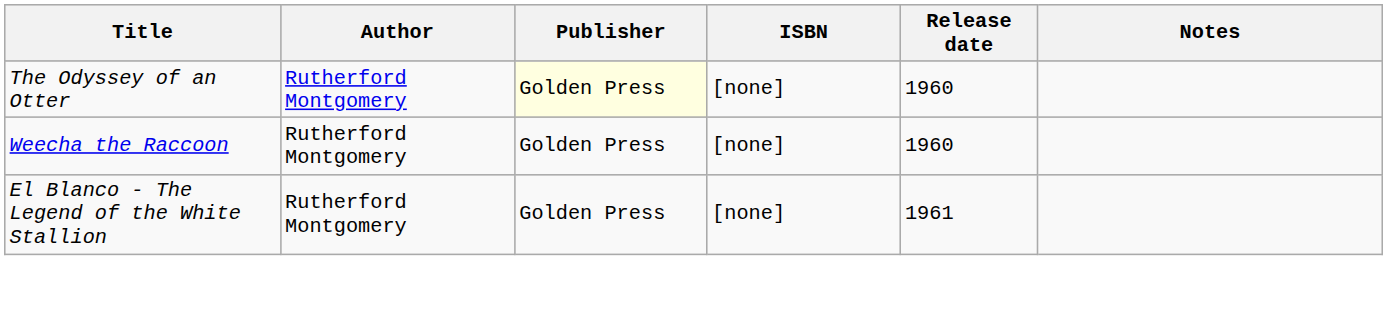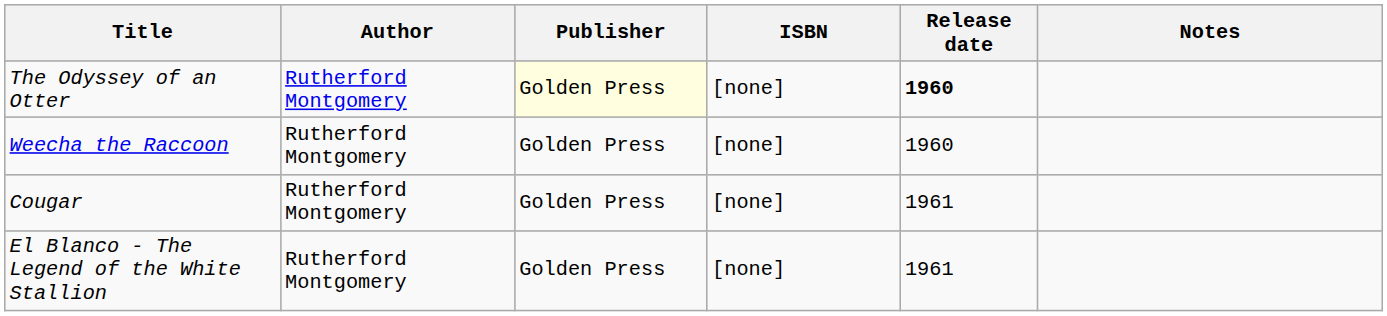(929, 89) normal -> (929, 89) bold
+ row: (46, 202)
